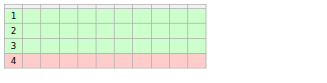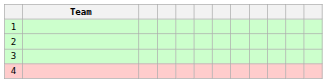+ column: (81, 12)
